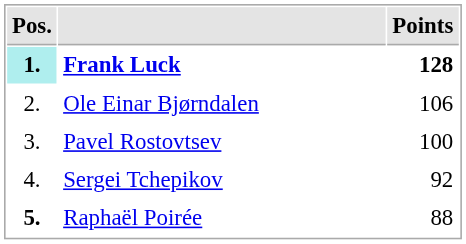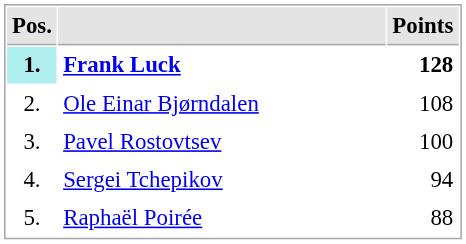(436, 103) 106 -> (436, 103) 108
(442, 179) 92 -> (442, 179) 94
(32, 217) bold -> (32, 217) normal
